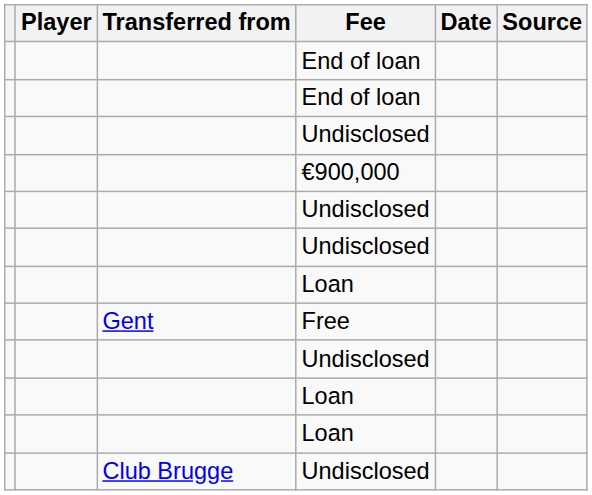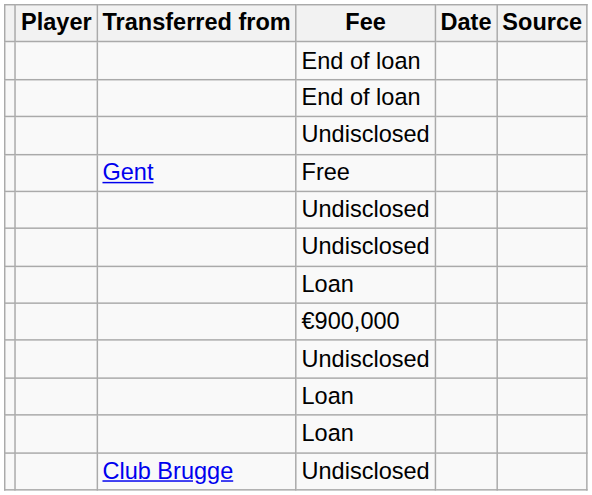rows swapped: (128, 321) <-> (197, 173)
